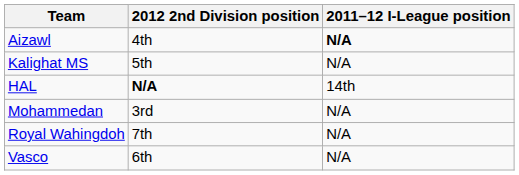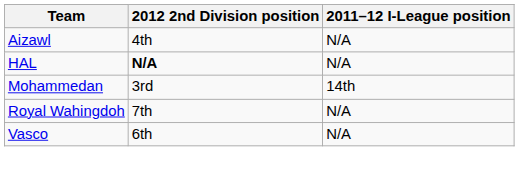(339, 39) bold -> (339, 39) normal
- row: (48, 63)
(341, 87) 14th -> (339, 63) N/A
(339, 110) N/A -> (341, 87) 14th
